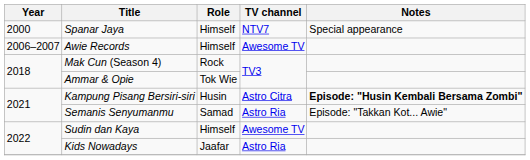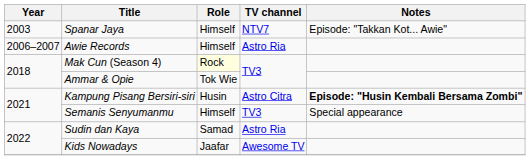(19, 29) 2000 -> (19, 29) 2003
(356, 29) Special appearance -> (378, 29) Episode: "Takkan Kot... Awie"
(273, 46) Awesome TV -> (264, 46) Astro Ria
(212, 63) no background -> (212, 63) lightyellow background
(216, 113) Samad -> (217, 113) Himself
(264, 113) Astro Ria -> (252, 113) TV3
(378, 113) Episode: "Takkan Kot... Awie" -> (356, 113) Special appearance
(217, 130) Himself -> (216, 130) Samad
(273, 130) Awesome TV -> (264, 130) Astro Ria
(264, 146) Astro Ria -> (273, 146) Awesome TV
